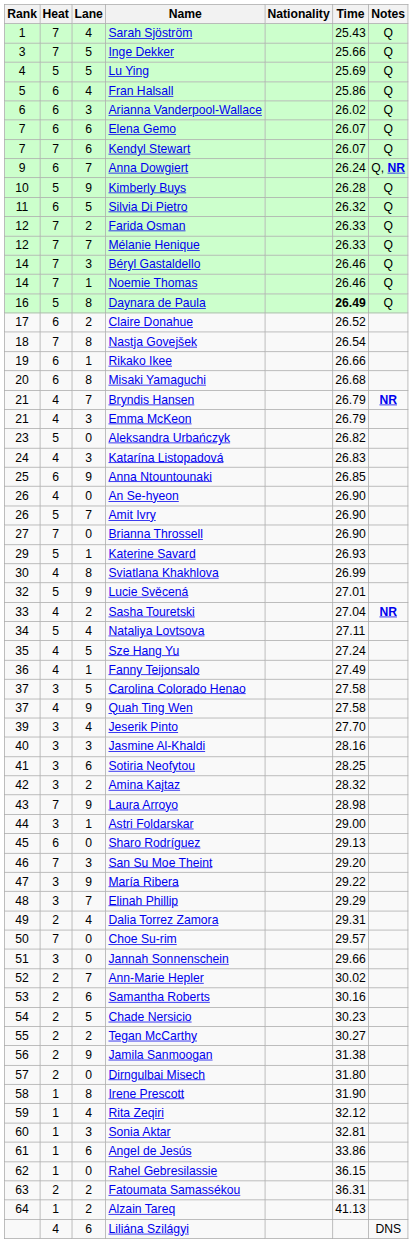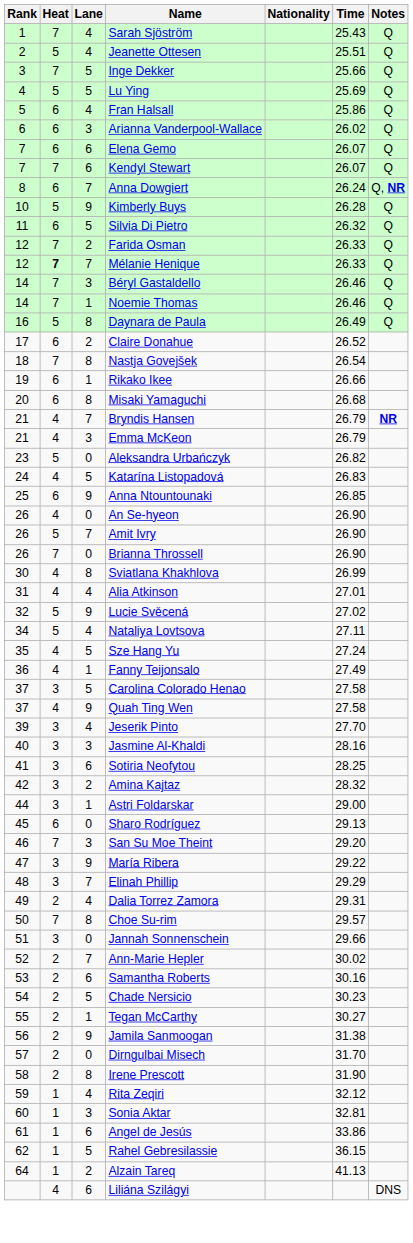+ row: (155, 52)
(22, 168) 9 -> (22, 187) 8
(56, 245) normal -> (56, 264) bold
(351, 303) bold -> (351, 322) normal
(89, 457) 3 -> (89, 476) 5
(22, 534) 27 -> (22, 554) 26
- row: (152, 554)
+ row: (143, 592)
(351, 592) 27.01 -> (351, 611) 27.02
- row: (152, 611)
- row: (143, 804)
(89, 939) 0 -> (89, 920) 8
(89, 1036) 2 -> (89, 1016) 1
(351, 1074) 31.80 -> (351, 1055) 31.70
(56, 1094) 1 -> (56, 1074) 2
(89, 1171) 0 -> (89, 1151) 5
- row: (174, 1190)
